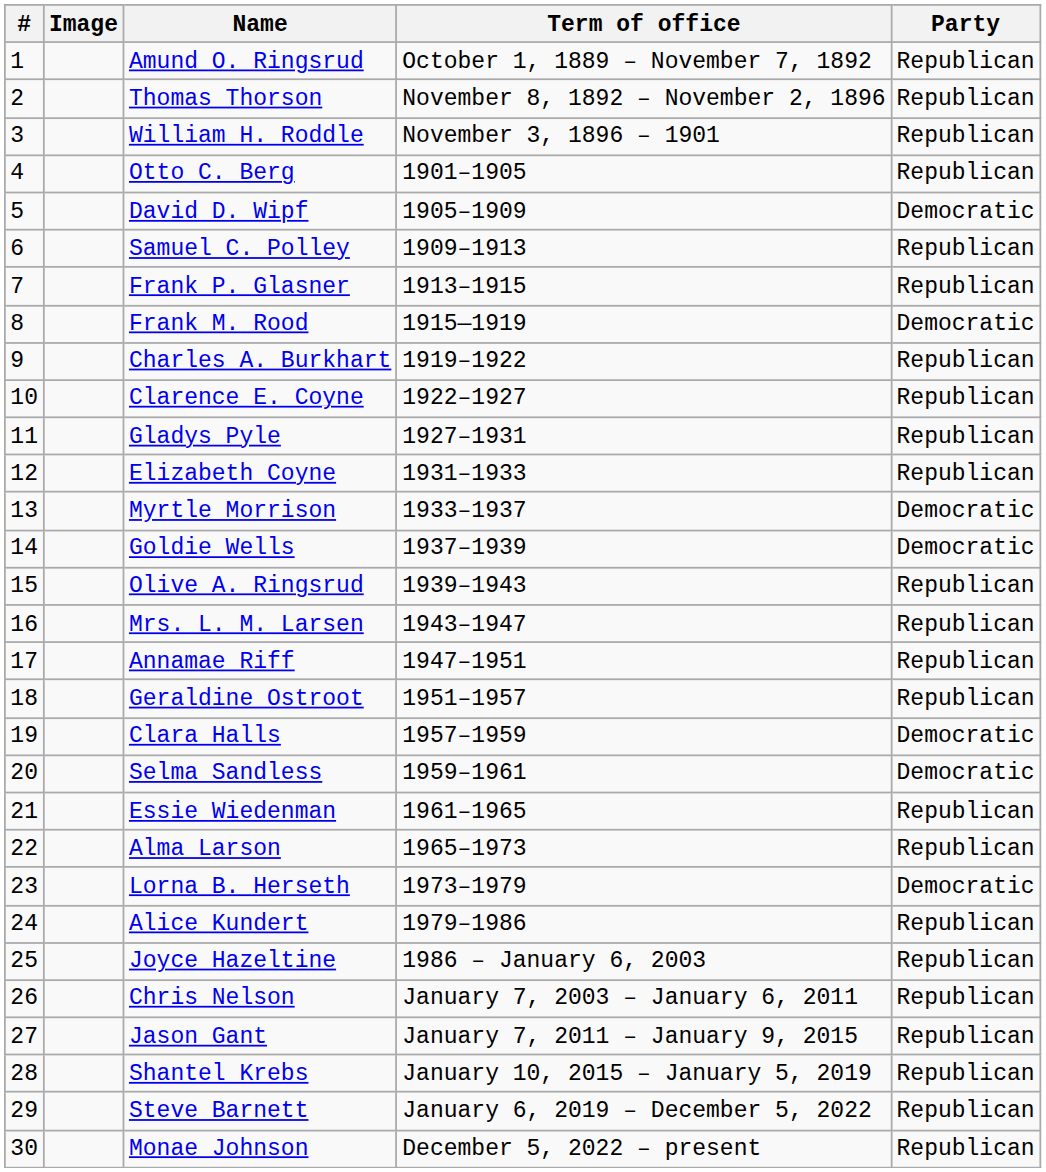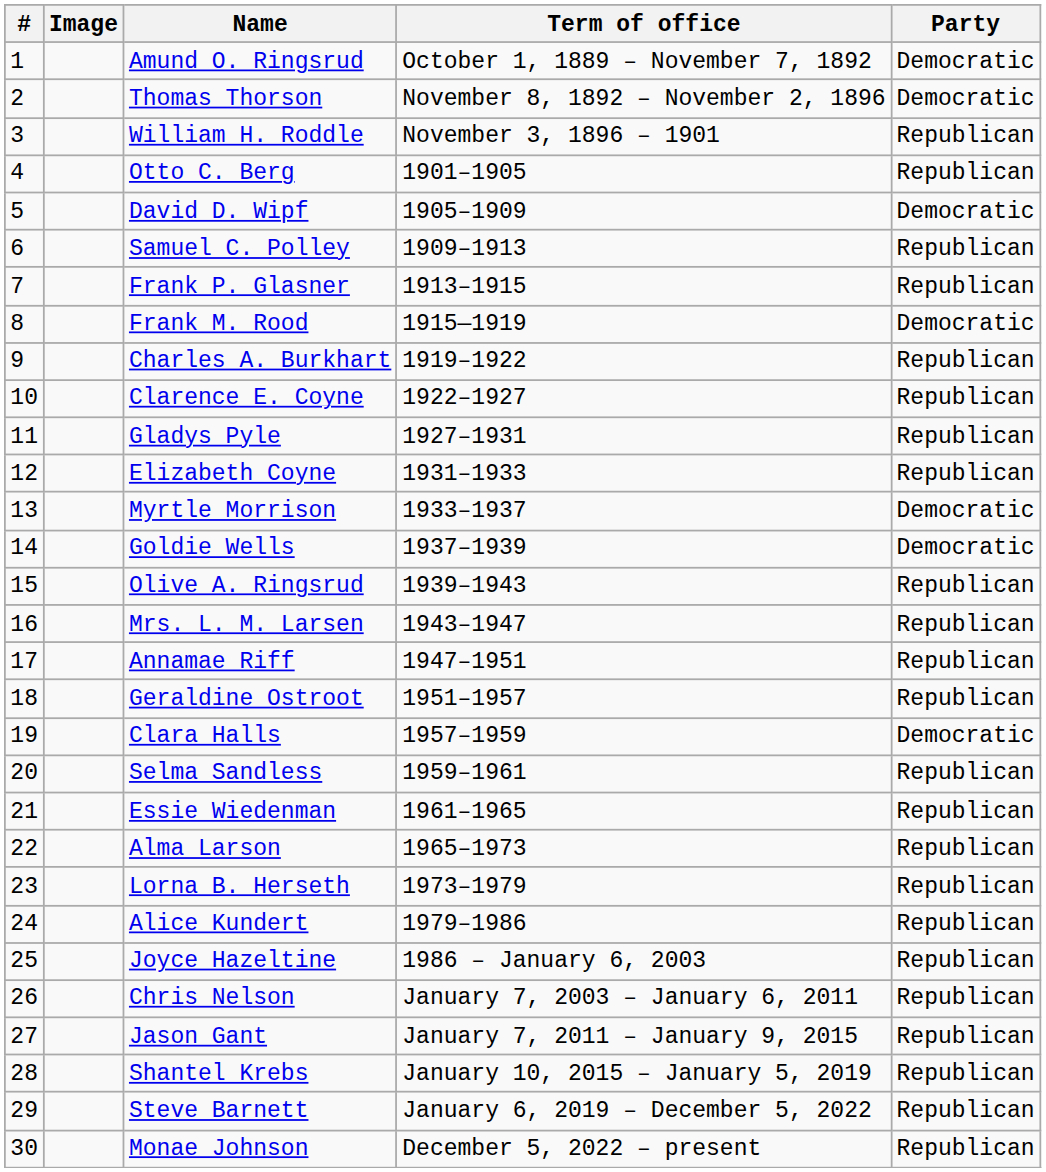(966, 61) Republican -> (966, 61) Democratic
(966, 99) Republican -> (966, 99) Democratic
(966, 774) Democratic -> (966, 774) Republican
(966, 886) Democratic -> (966, 886) Republican
